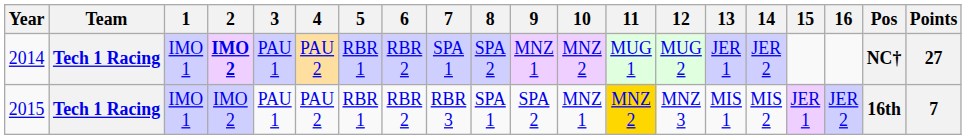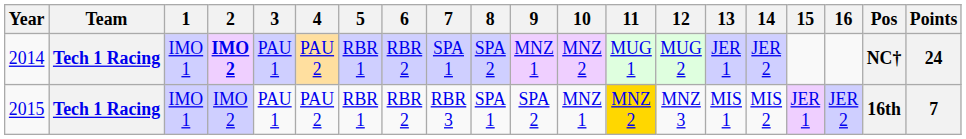(934, 58) 27 -> (934, 58) 24
